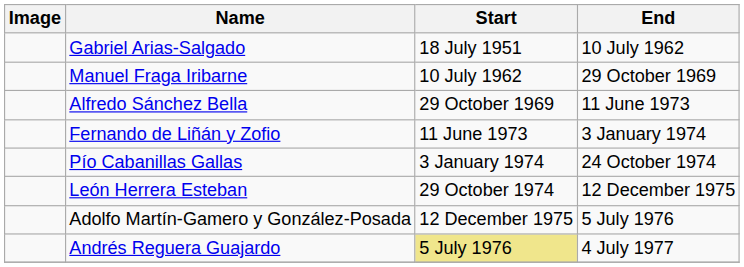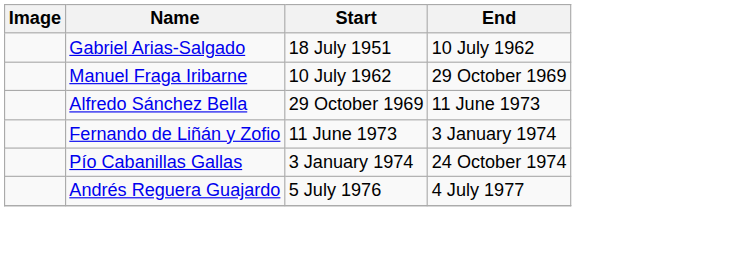- row: (158, 190)
- row: (240, 219)
(466, 248) khaki background -> (335, 190) no background
